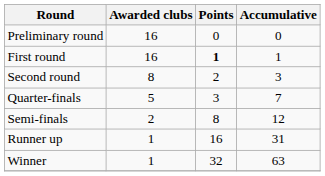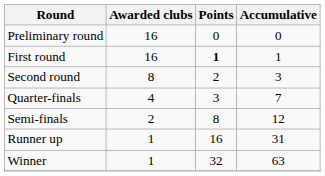(151, 98) 5 -> (151, 98) 4
